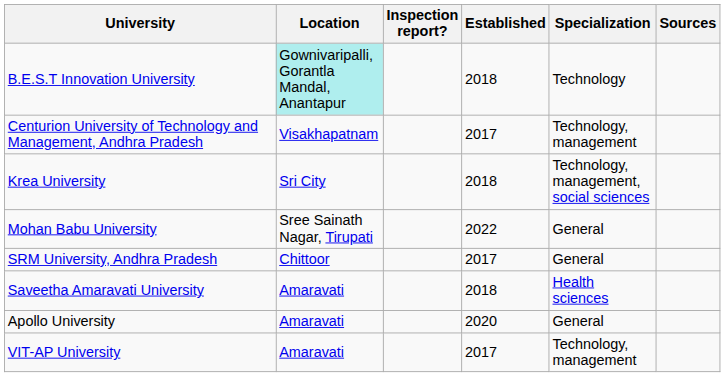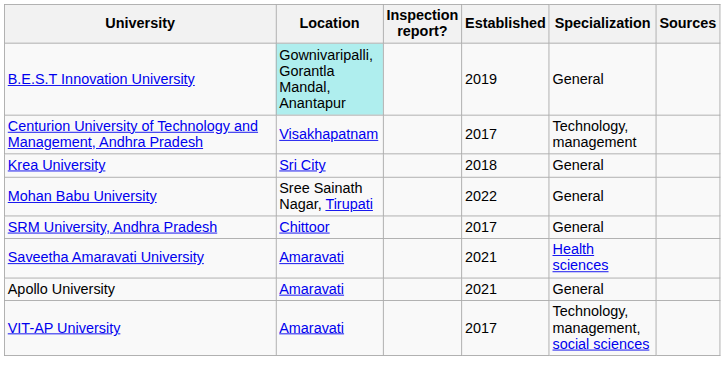(481, 79) 2018 -> (481, 79) 2019
(589, 79) Technology -> (578, 79) General
(601, 181) Technology, management, social sciences -> (578, 165) General
(481, 290) 2018 -> (481, 258) 2021
(481, 321) 2020 -> (481, 289) 2021
(595, 352) Technology, management -> (601, 328) Technology, management, social sciences
